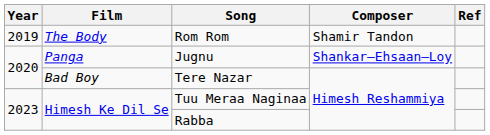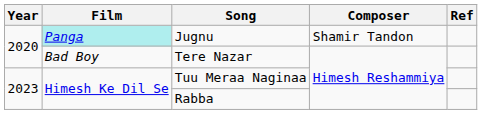- row: (202, 36)
(64, 57) no background -> (64, 36) paleturquoise background
(382, 57) Shankar–Ehsaan–Loy -> (363, 36) Shamir Tandon
